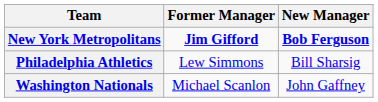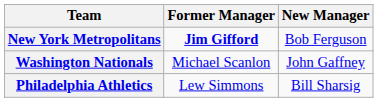(326, 39) bold -> (326, 39) normal
rows swapped: (84, 62) <-> (84, 85)
